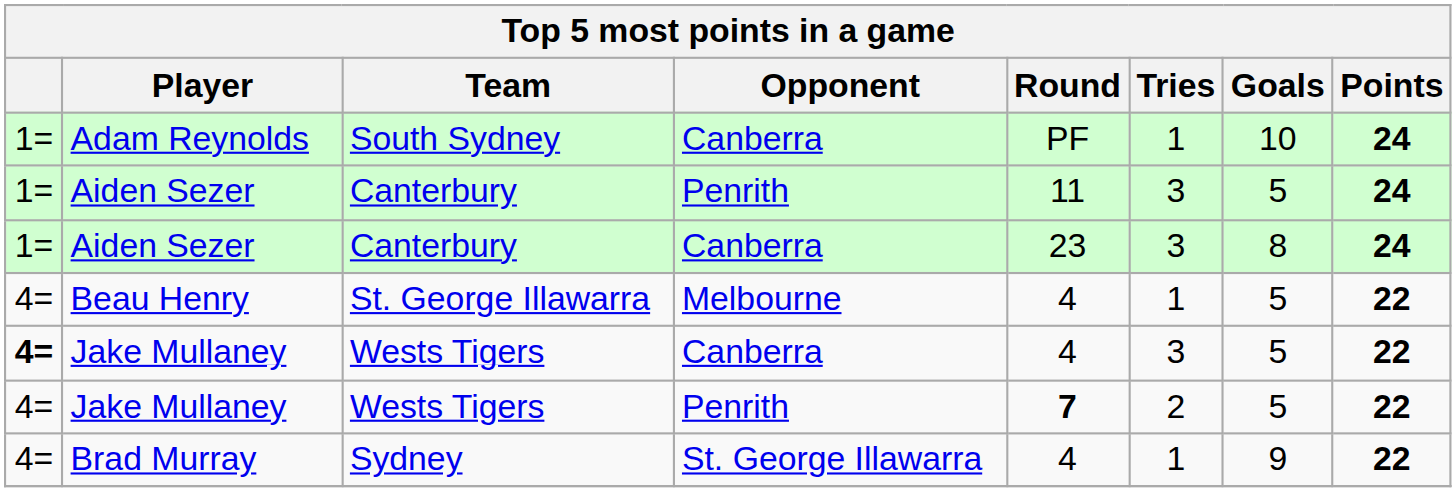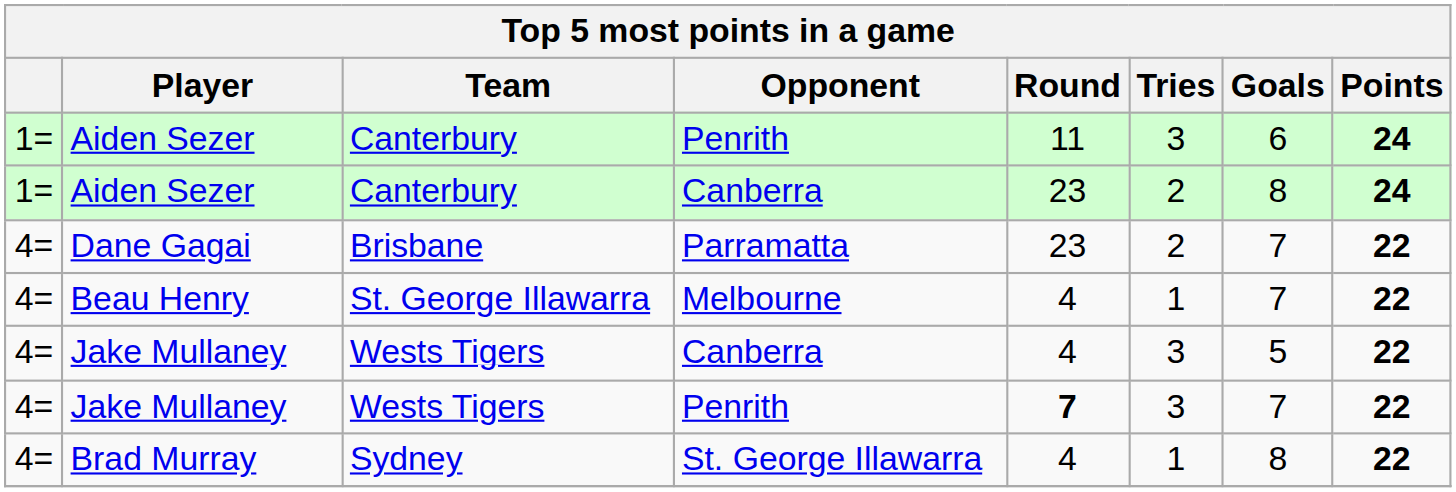- row: (190, 138)
(1278, 191) 5 -> (1278, 138) 6
(1176, 245) 3 -> (1176, 191) 2
+ row: (161, 245)
(1278, 298) 5 -> (1278, 298) 7
(34, 352) bold -> (34, 352) normal
(1176, 406) 2 -> (1176, 406) 3
(1278, 406) 5 -> (1278, 406) 7
(1278, 459) 9 -> (1278, 459) 8
